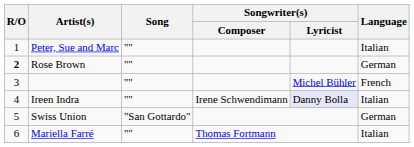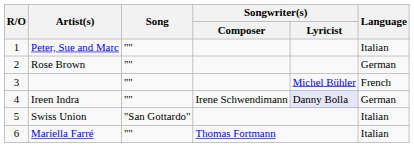(16, 64) bold -> (16, 64) normal
(375, 99) Italian -> (378, 99) German
(378, 116) German -> (375, 116) Italian
